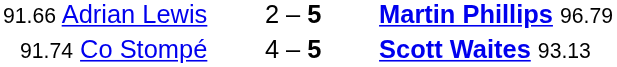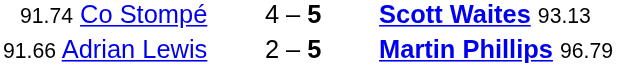rows swapped: (105, 15) <-> (114, 50)
